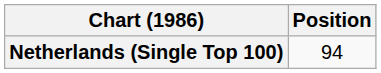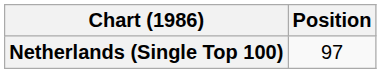(332, 52) 94 -> (332, 52) 97
